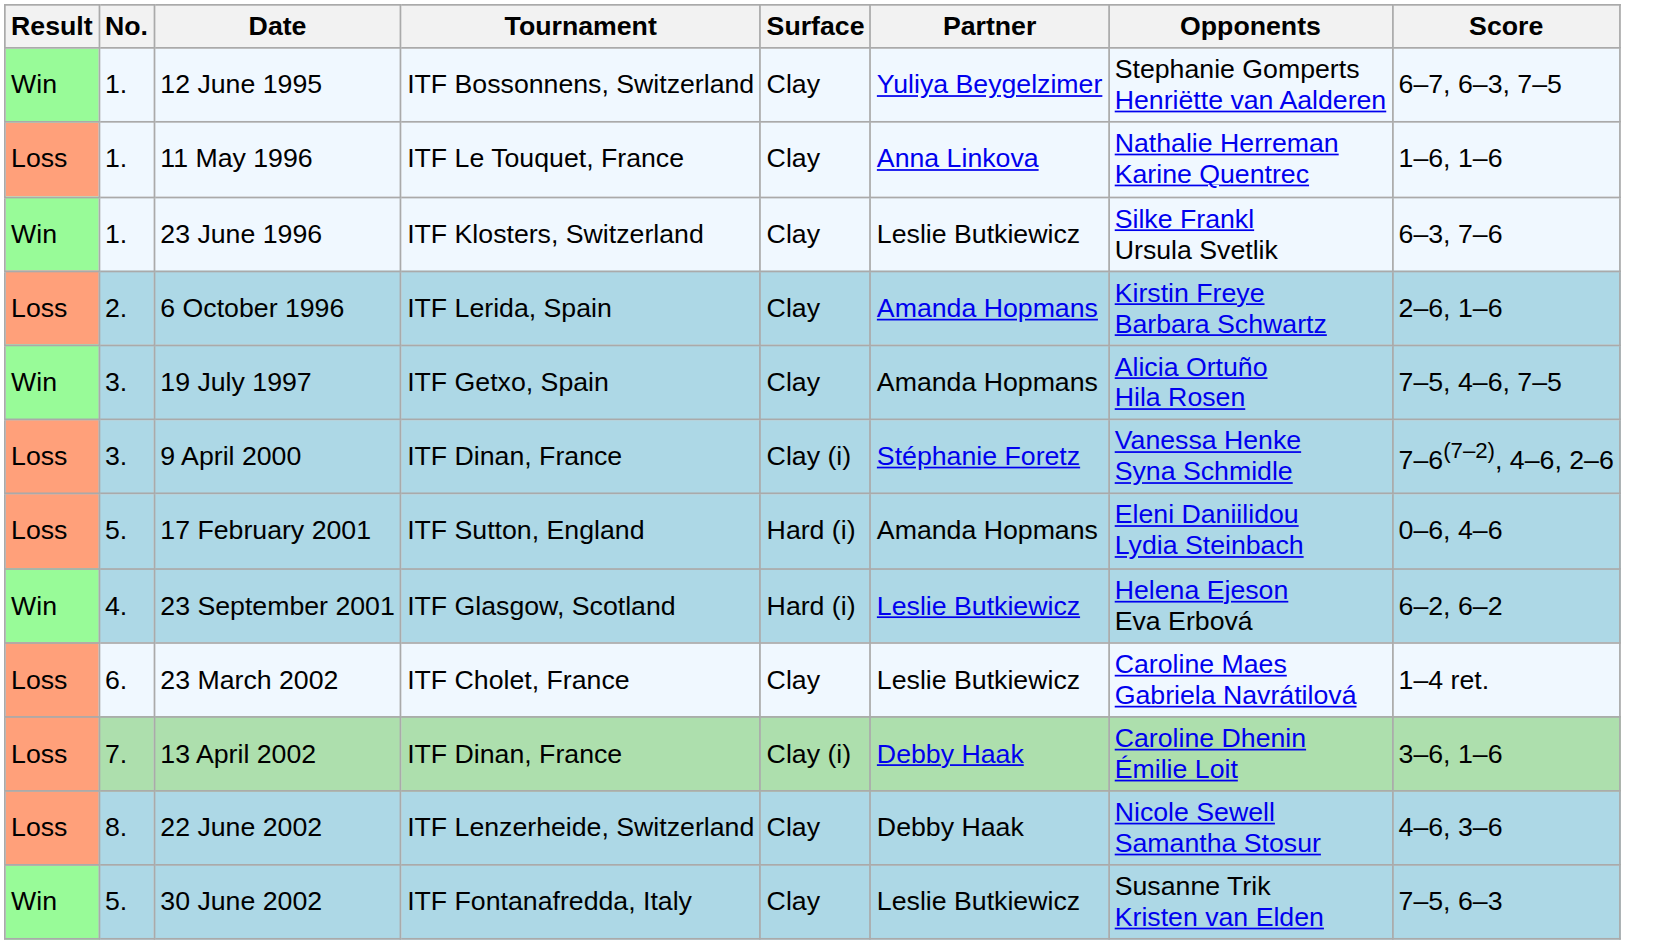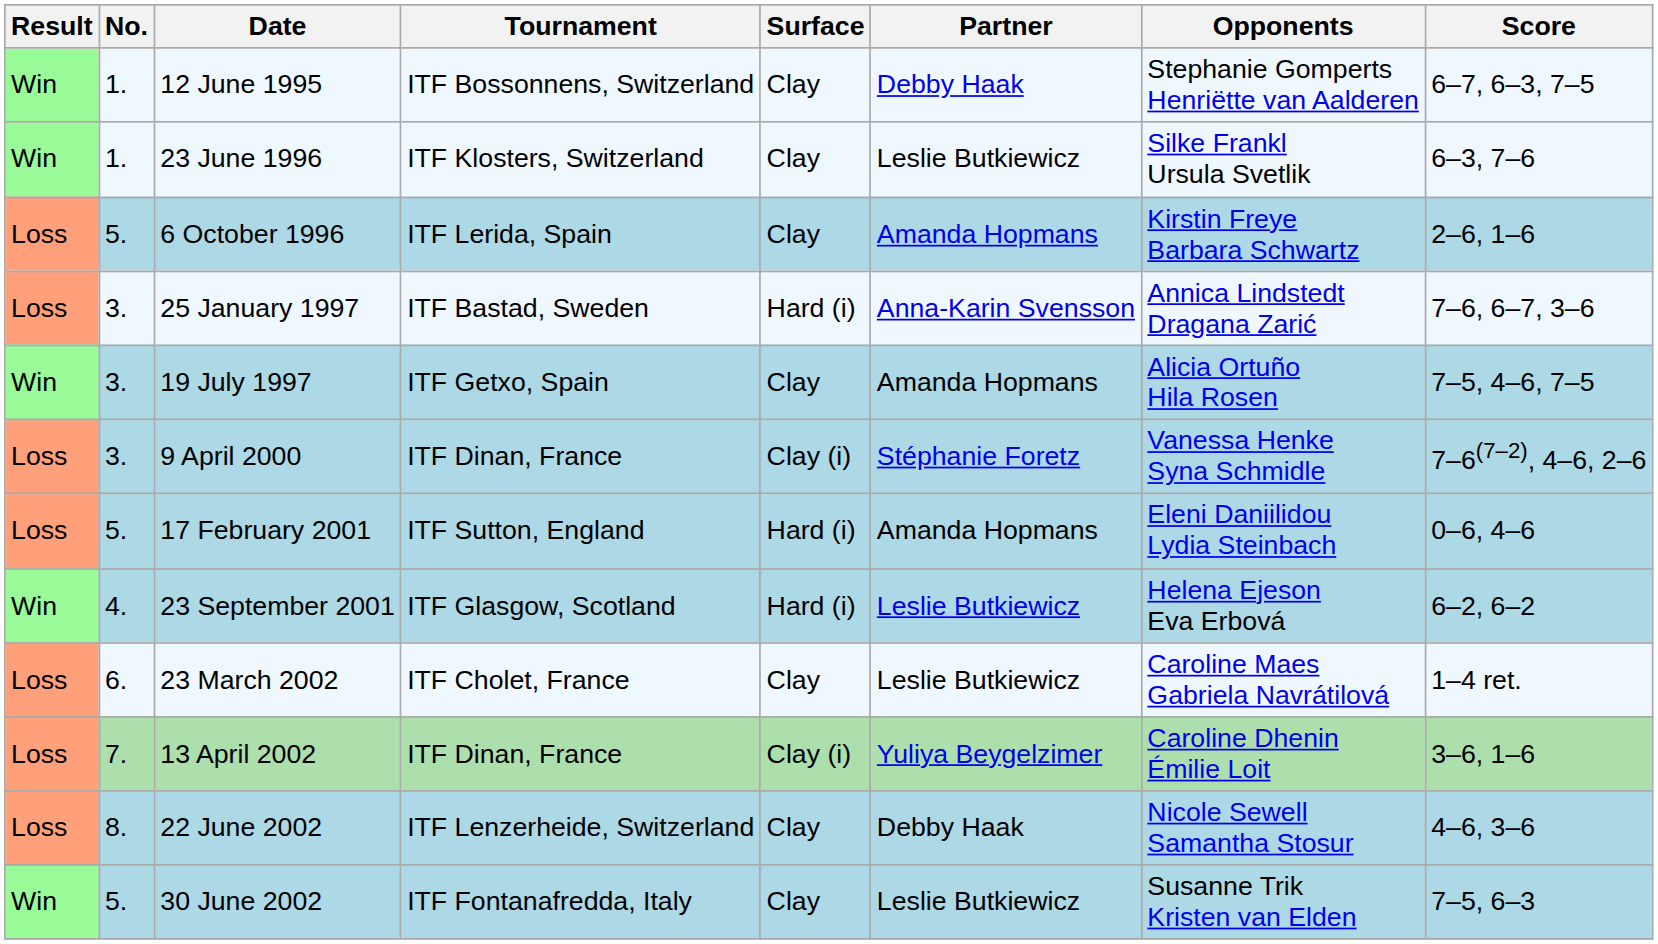(990, 84) Yuliya Beygelzimer -> (950, 84) Debby Haak
- row: (236, 158)
(116, 307) 2. -> (116, 233) 5.
+ row: (260, 307)
(950, 753) Debby Haak -> (990, 753) Yuliya Beygelzimer
